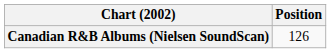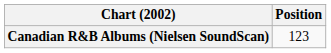(299, 36) 126 -> (299, 36) 123
